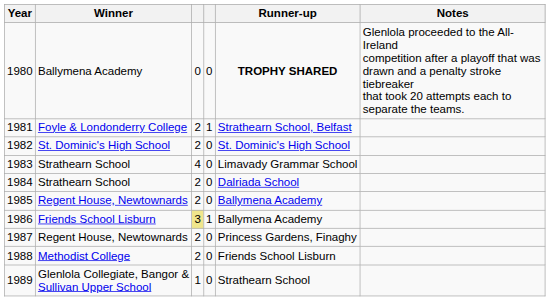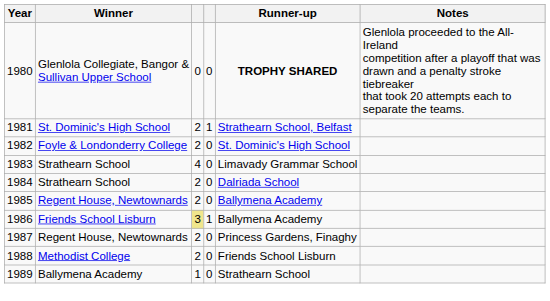(90, 70) Ballymena Academy -> (114, 70) Glenlola Collegiate, Bangor & Sullivan Upper School
(113, 127) Foyle & Londonderry College -> (104, 127) St. Dominic's High School
(104, 146) St. Dominic's High School -> (113, 146) Foyle & Londonderry College
(114, 280) Glenlola Collegiate, Bangor & Sullivan Upper School -> (90, 274) Ballymena Academy
